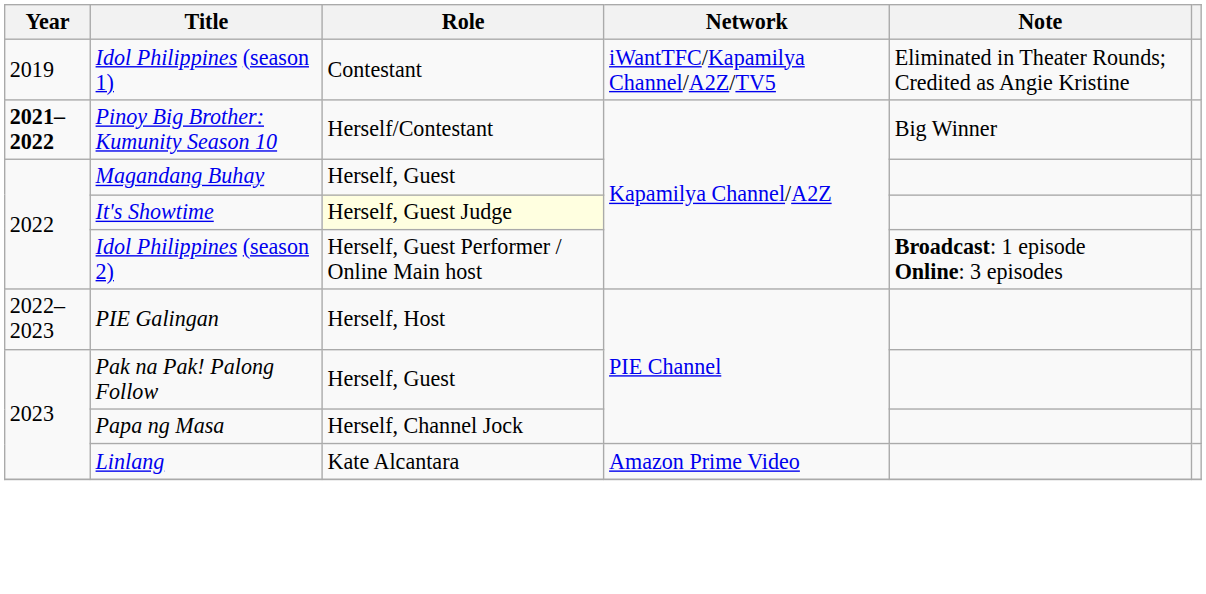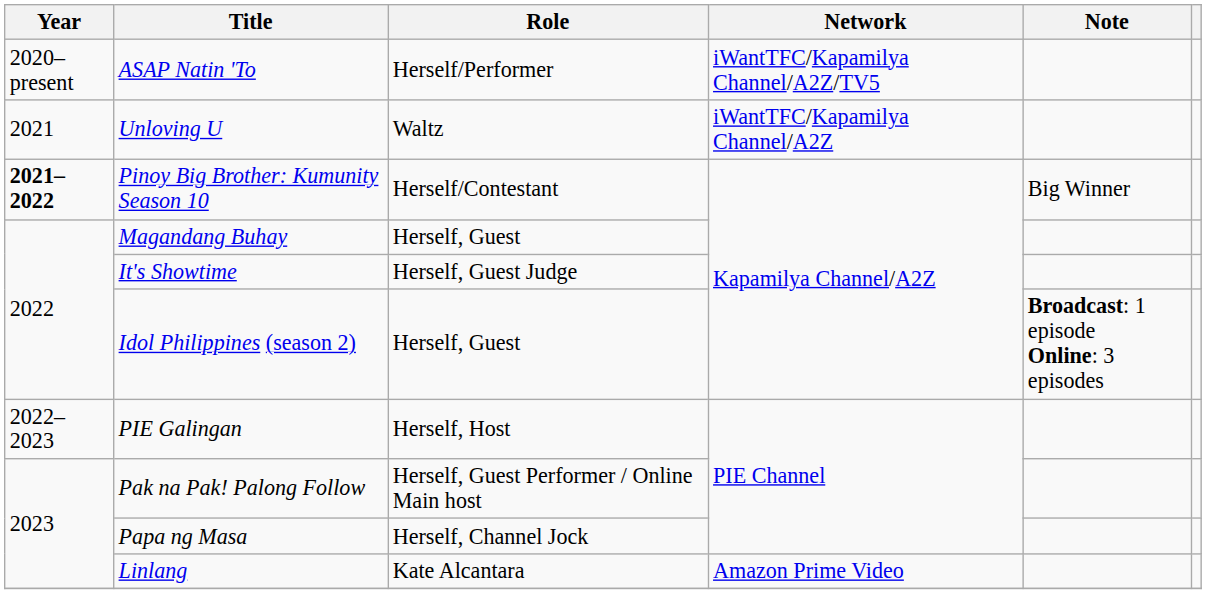- row: (202, 69)
+ row: (187, 69)
+ row: (170, 129)
(420, 211) lightyellow background -> (485, 271) no background
(445, 259) Herself, Guest Performer / Online Main host -> (456, 343) Herself, Guest
(391, 378) Herself, Guest -> (543, 488) Herself, Guest Performer / Online Main host
